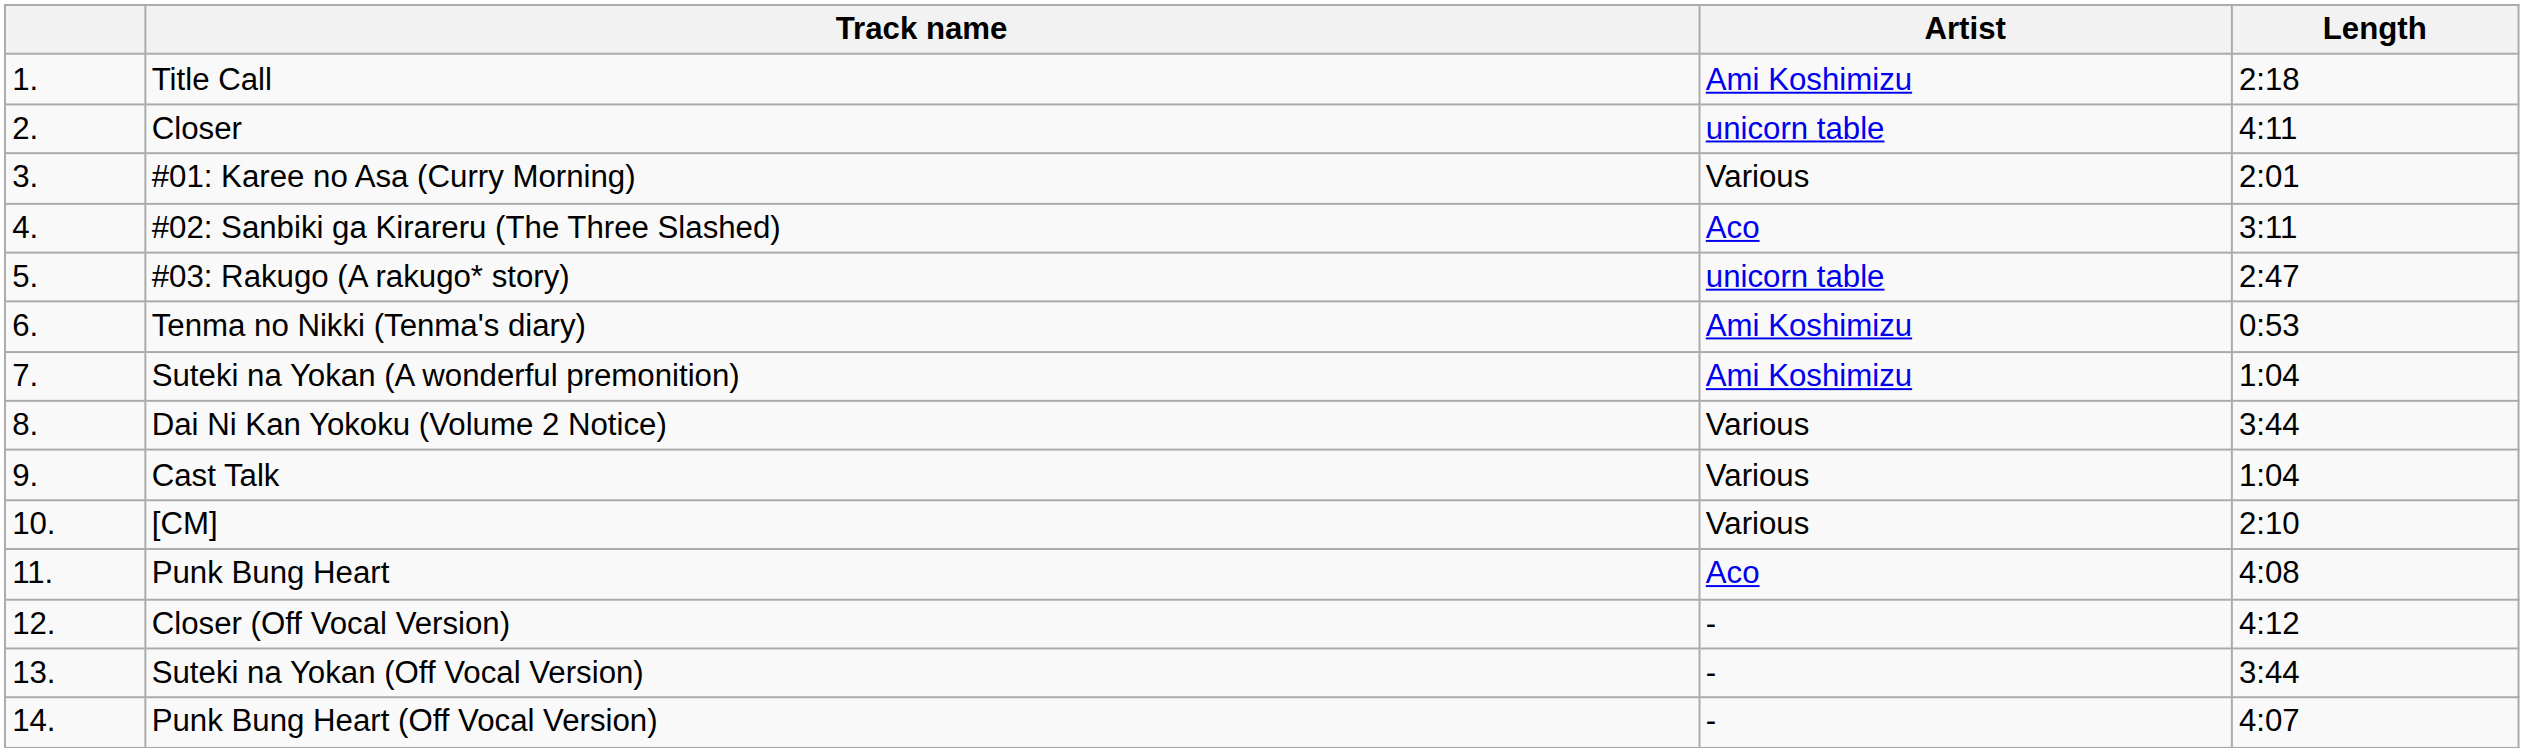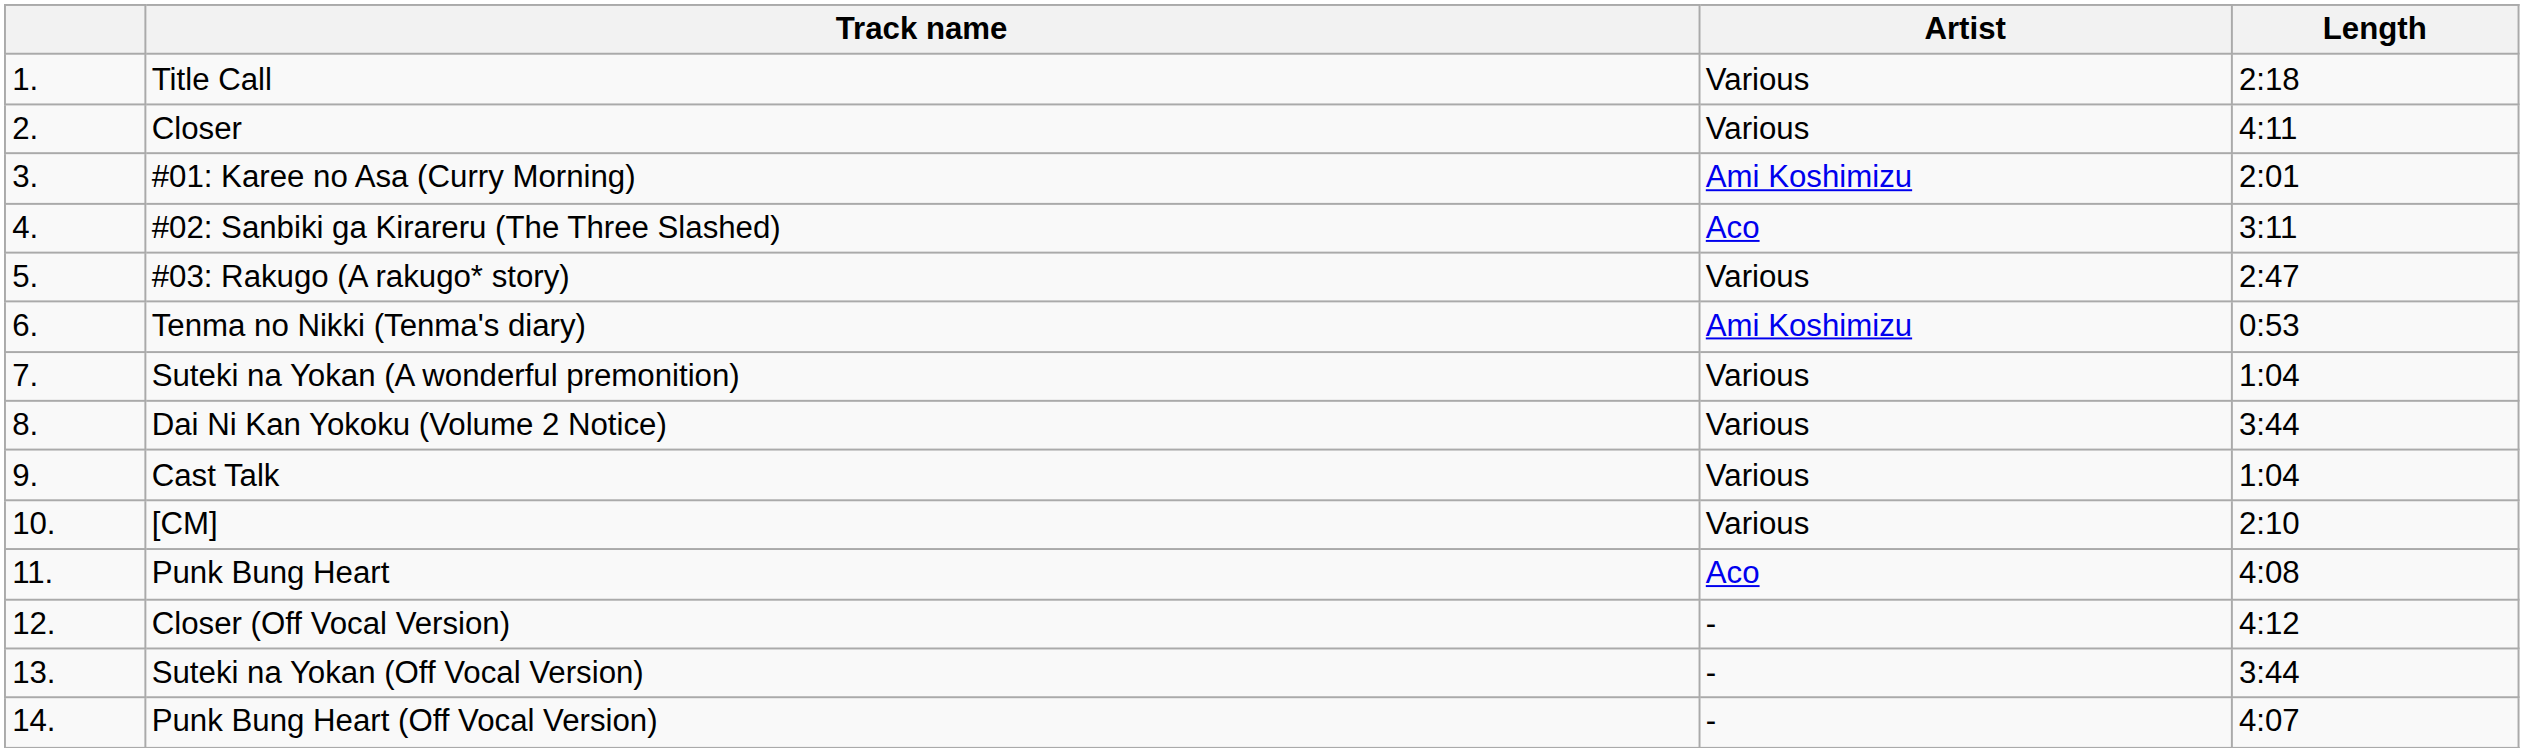(1809, 78) Ami Koshimizu -> (1758, 78) Various
(1795, 128) unicorn table -> (1758, 128) Various
(1758, 177) Various -> (1809, 177) Ami Koshimizu
(1795, 276) unicorn table -> (1758, 276) Various
(1809, 375) Ami Koshimizu -> (1758, 375) Various
